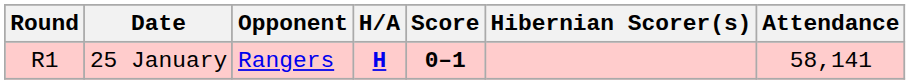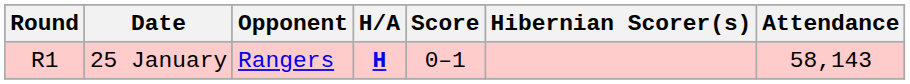(445, 61) bold -> (445, 61) normal
(831, 61) 58,141 -> (831, 61) 58,143
